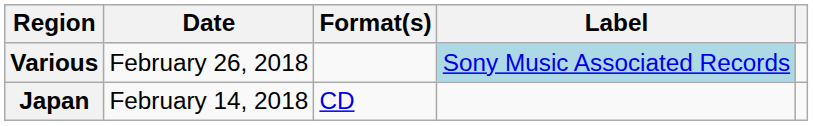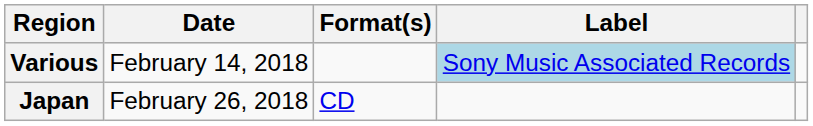(209, 62) February 26, 2018 -> (209, 62) February 14, 2018
(209, 100) February 14, 2018 -> (209, 100) February 26, 2018
